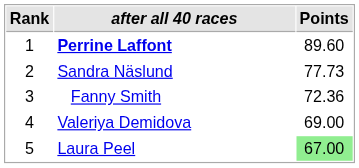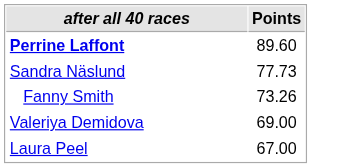- column: (30, 19)
(324, 97) 72.36 -> (277, 97) 73.26
(324, 148) lightgreen background -> (277, 148) no background
